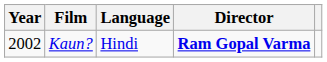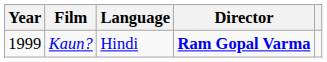(25, 43) 2002 -> (25, 43) 1999
